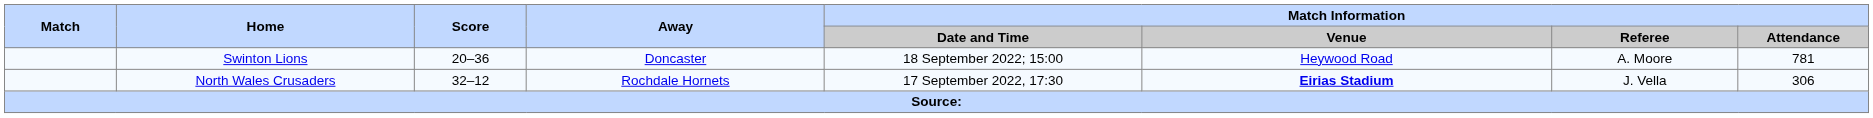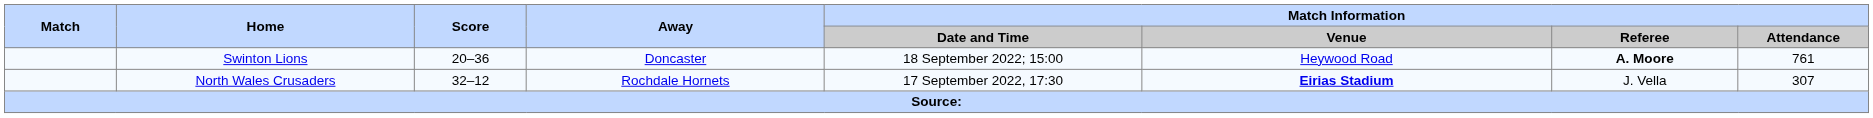(1645, 59) normal -> (1645, 59) bold
(1803, 59) 781 -> (1803, 59) 761
(1803, 80) 306 -> (1803, 80) 307
